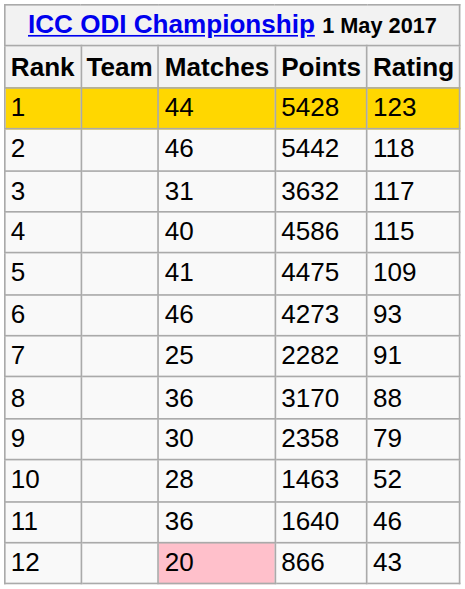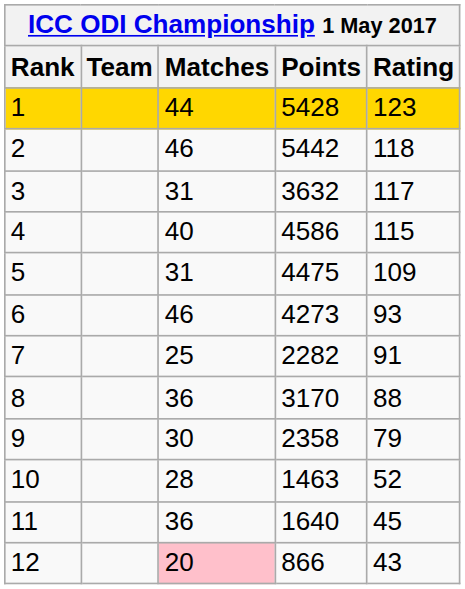(179, 273) 41 -> (179, 273) 31
(387, 521) 46 -> (387, 521) 45
